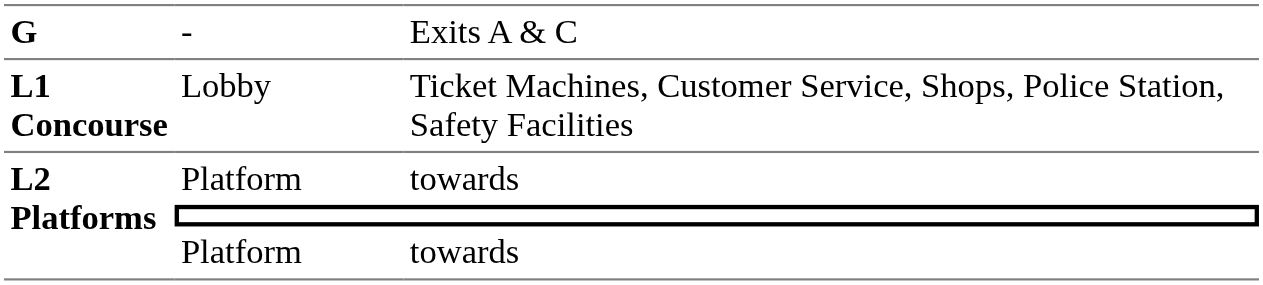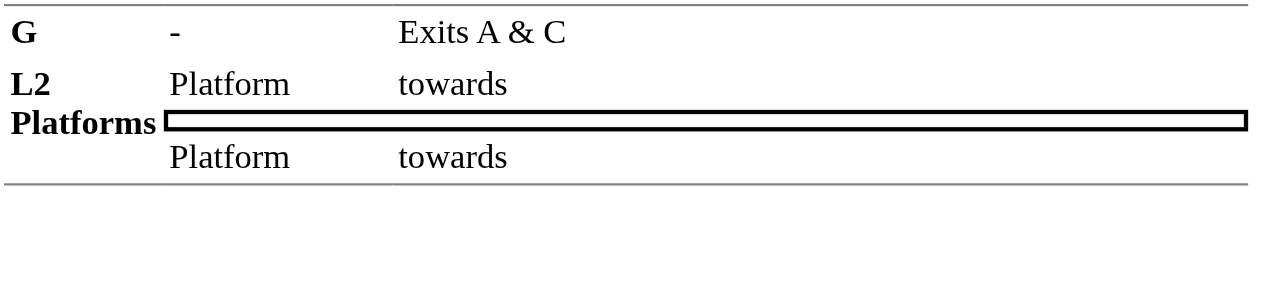- row: (226, 85)
